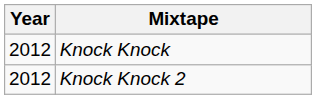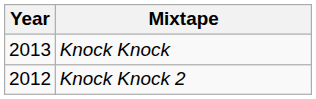(30, 49) 2012 -> (30, 49) 2013
